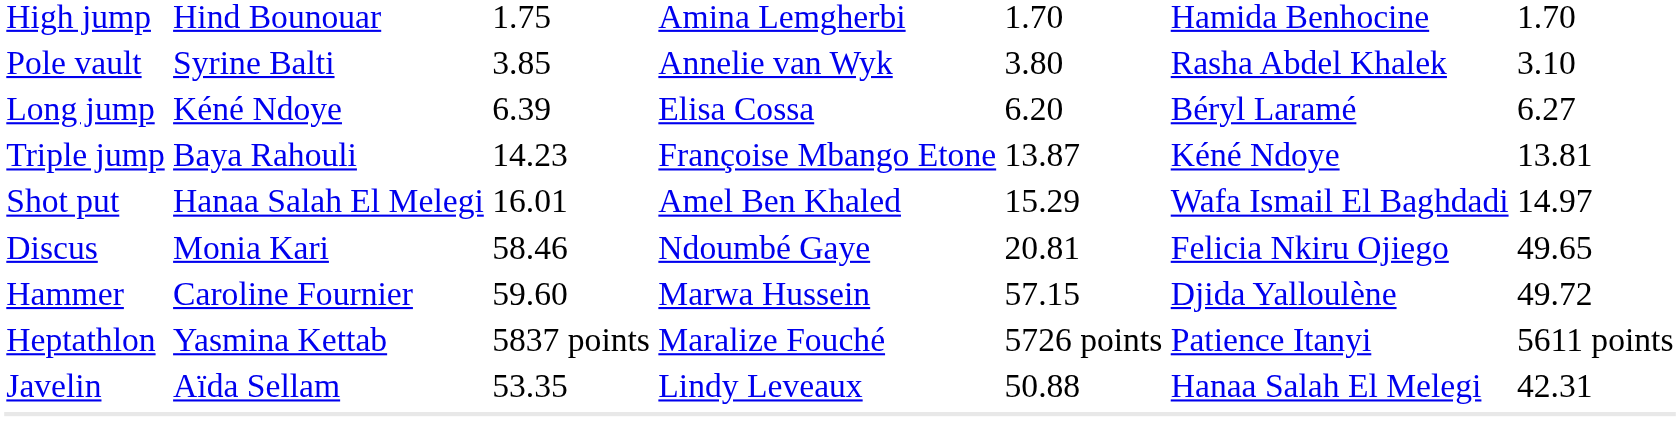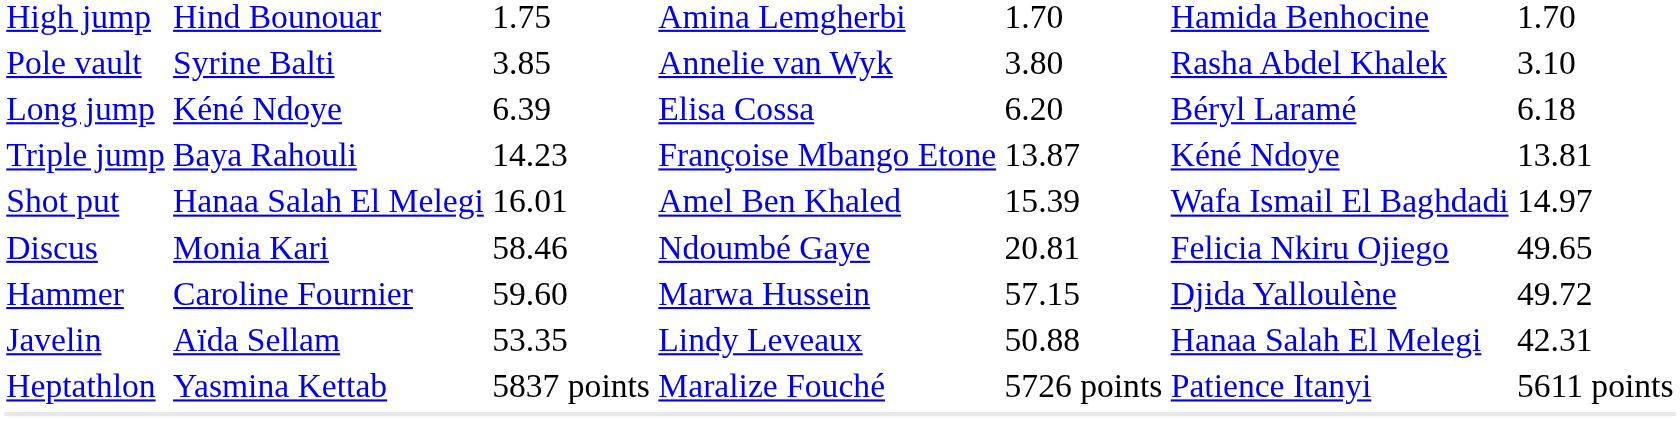(1546, 109) 6.27 -> (1546, 109) 6.18
(1042, 201) 15.29 -> (1042, 201) 15.39
rows swapped: (54, 386) <-> (81, 340)
